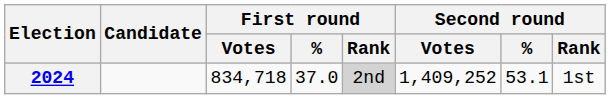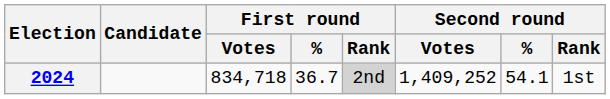(317, 78) 37.0 -> (317, 78) 36.7
(527, 78) 53.1 -> (527, 78) 54.1
